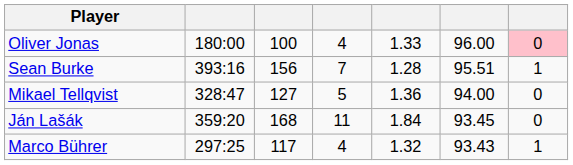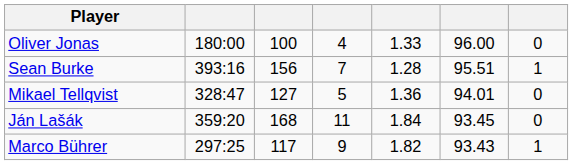(538, 43) pink background -> (538, 43) no background
(474, 95) 94.00 -> (474, 95) 94.01
(342, 146) 4 -> (342, 146) 9
(406, 146) 1.32 -> (406, 146) 1.82
